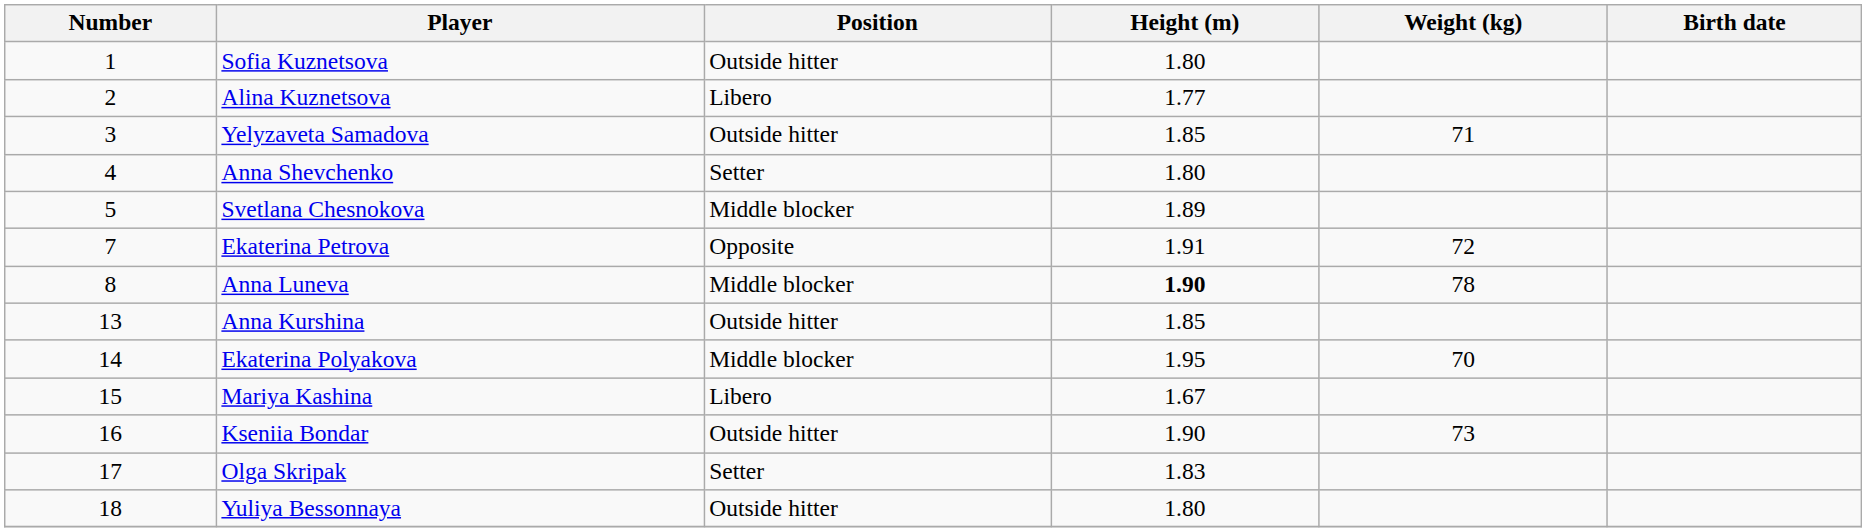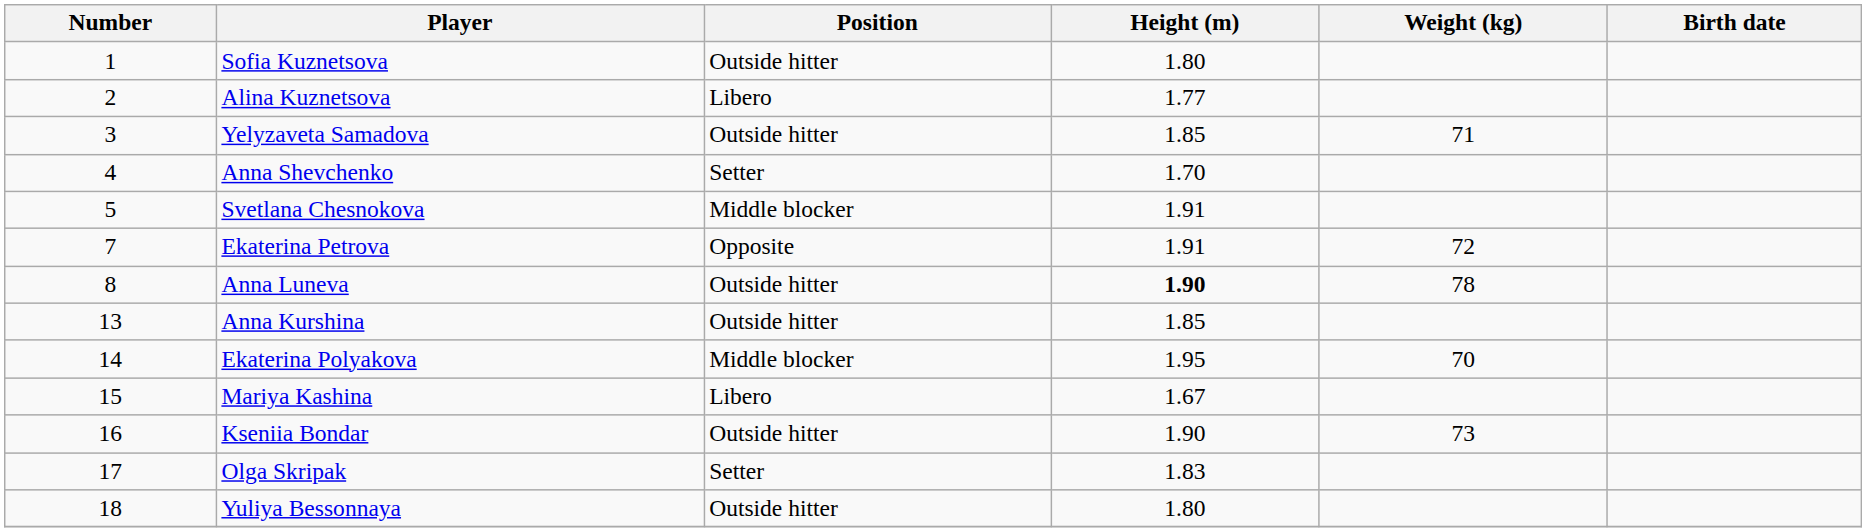(1185, 172) 1.80 -> (1185, 172) 1.70
(1185, 209) 1.89 -> (1185, 209) 1.91
(781, 284) Middle blocker -> (773, 284) Outside hitter
